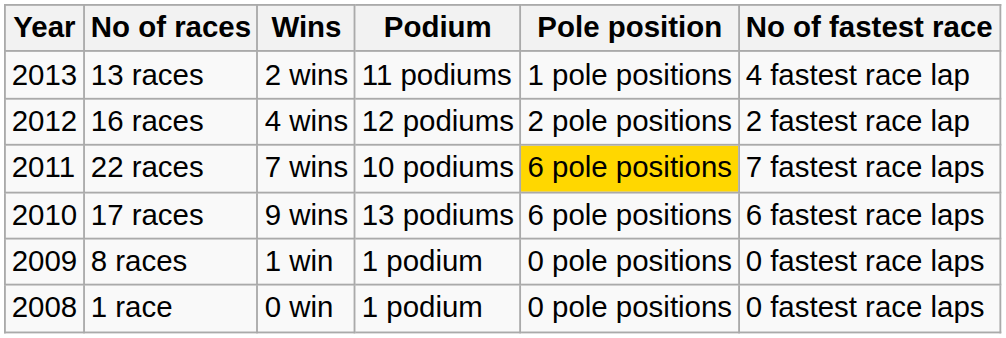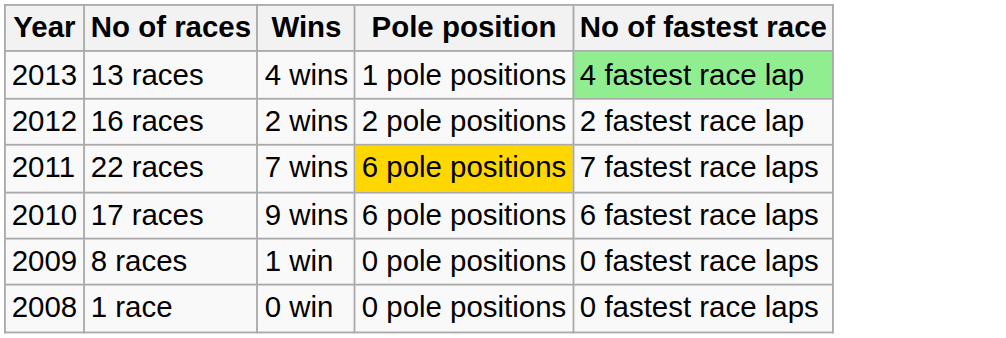- column: (438, 27)
(306, 74) 2 wins -> (306, 74) 4 wins
(858, 74) no background -> (692, 74) lightgreen background
(306, 121) 4 wins -> (306, 121) 2 wins
